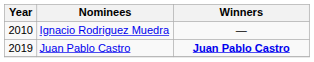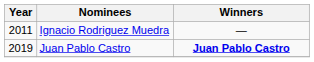(21, 30) 2010 -> (21, 30) 2011
